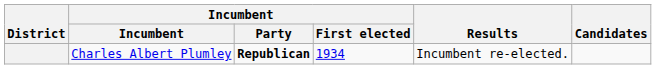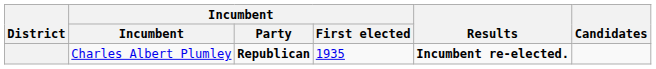(330, 54) 1934 -> (330, 54) 1935
(493, 54) normal -> (493, 54) bold
